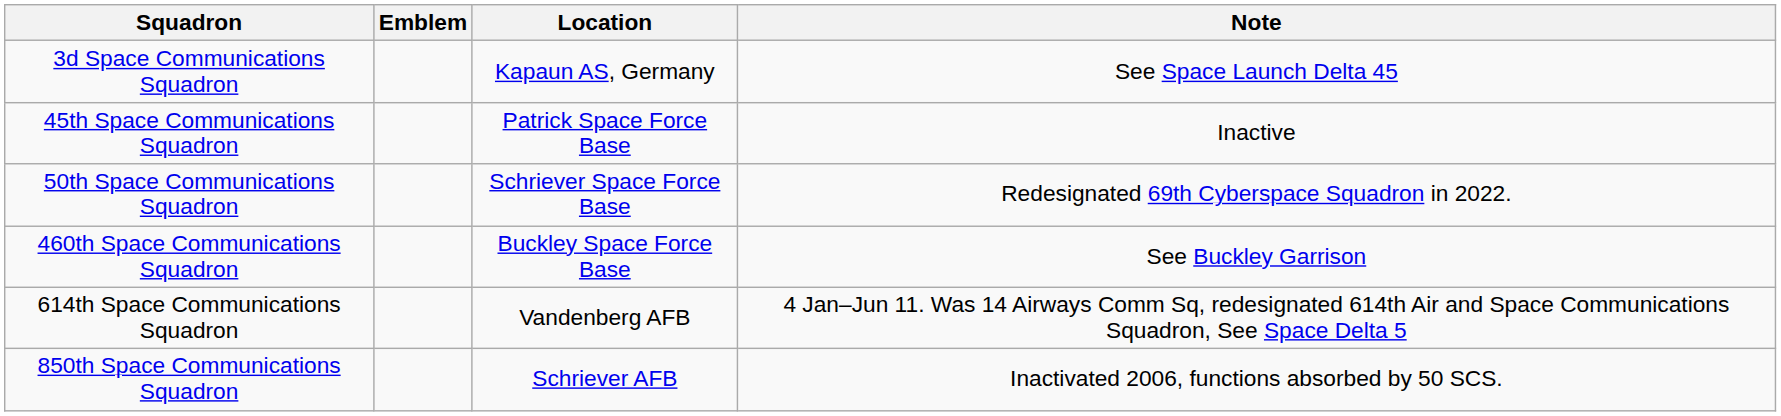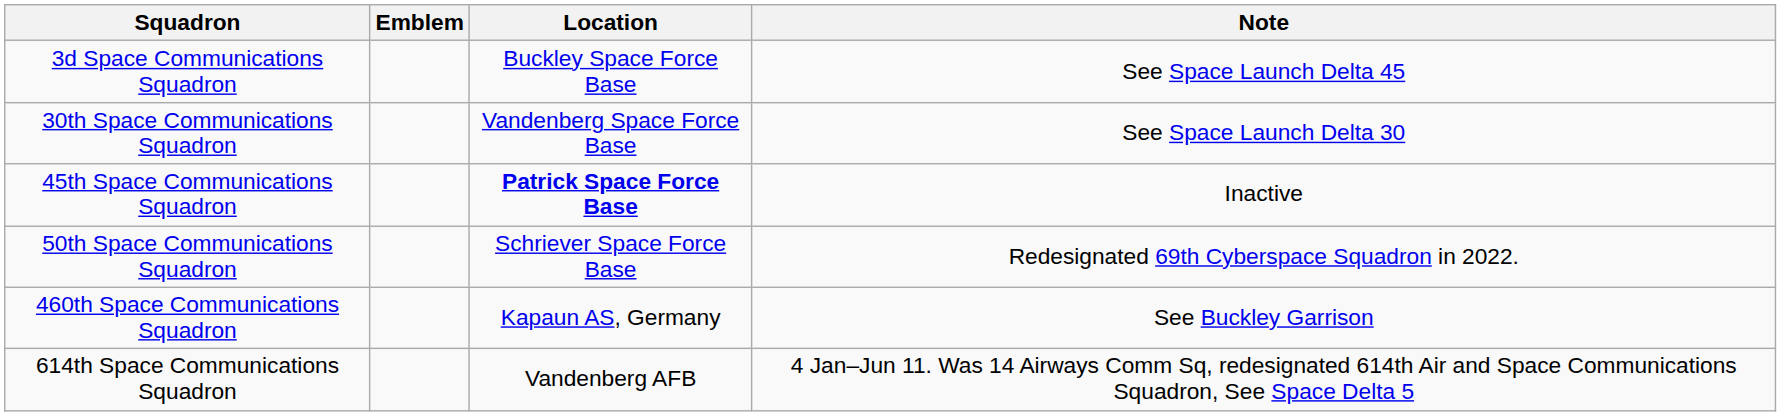(605, 71) Kapaun AS, Germany -> (611, 71) Buckley Space Force Base
+ row: (187, 132)
(605, 132) normal -> (611, 194) bold
(605, 256) Buckley Space Force Base -> (611, 317) Kapaun AS, Germany
- row: (189, 379)
